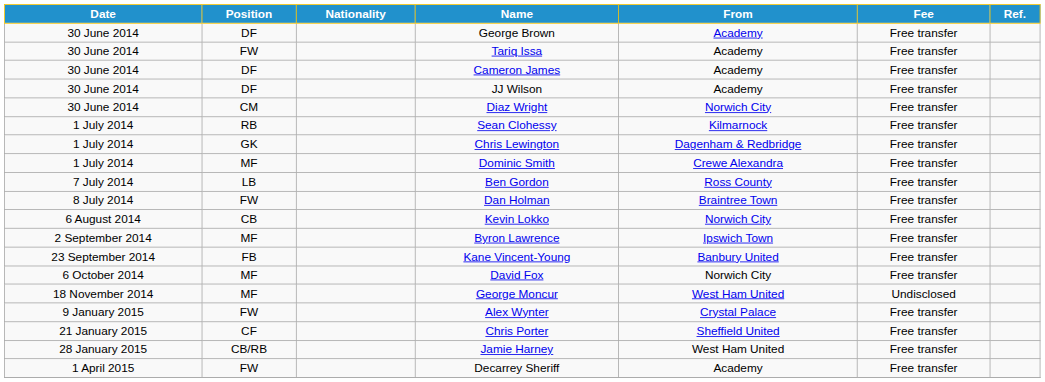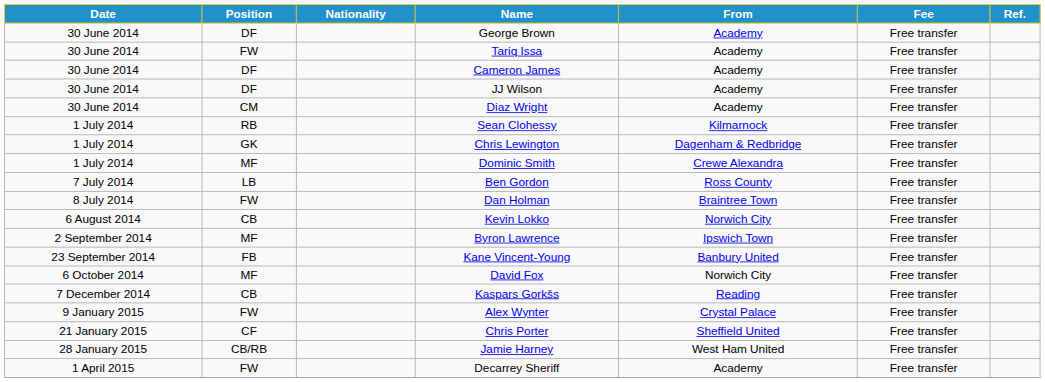(738, 107) Norwich City -> (738, 107) Academy
- row: (517, 294)
+ row: (517, 294)
